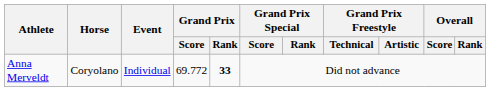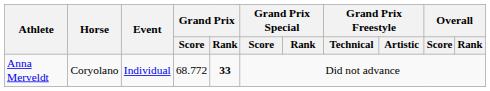(192, 70) 69.772 -> (192, 70) 68.772
